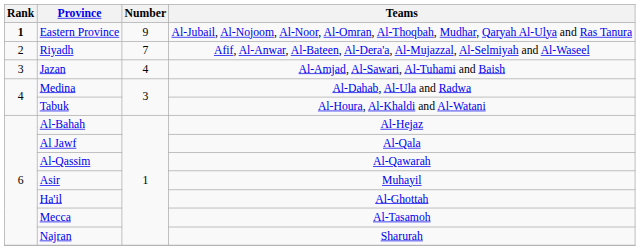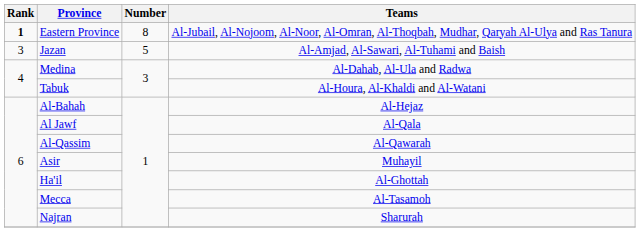(145, 32) 9 -> (145, 32) 8
- row: (57, 50)
(145, 69) 4 -> (145, 50) 5
